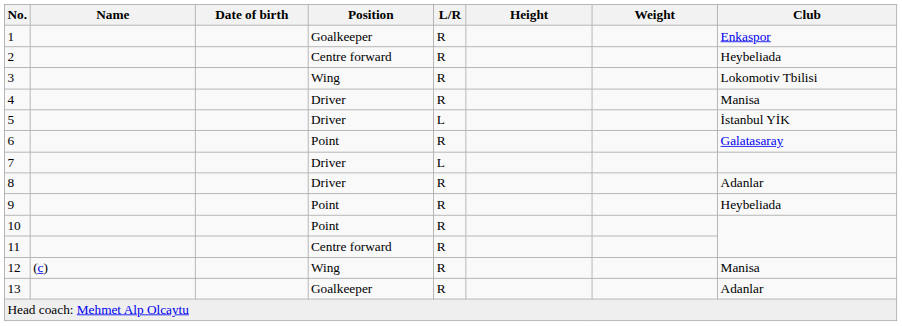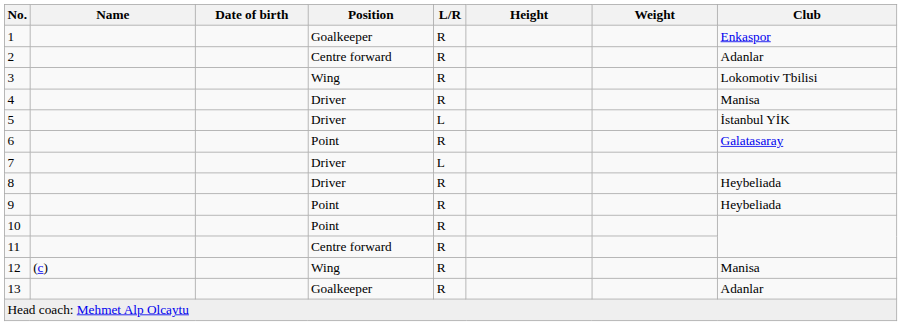(751, 57) Heybeliada -> (742, 57) Adanlar
(742, 183) Adanlar -> (751, 183) Heybeliada
